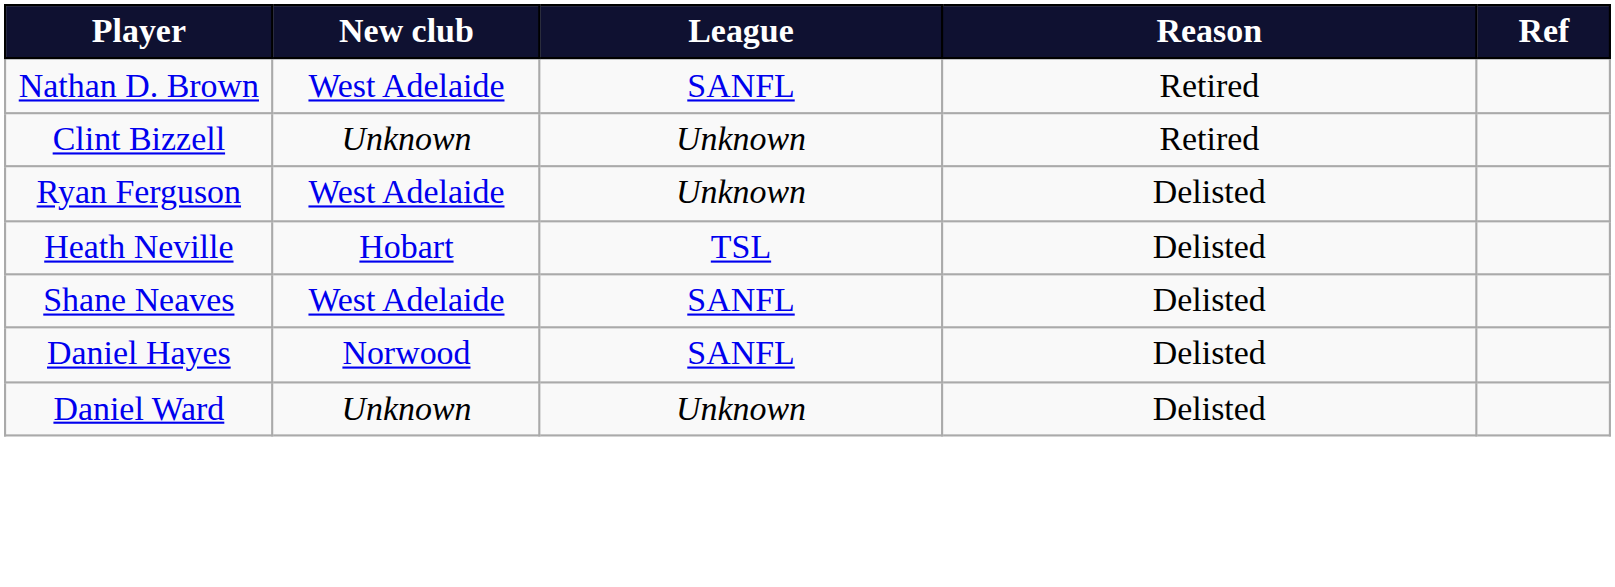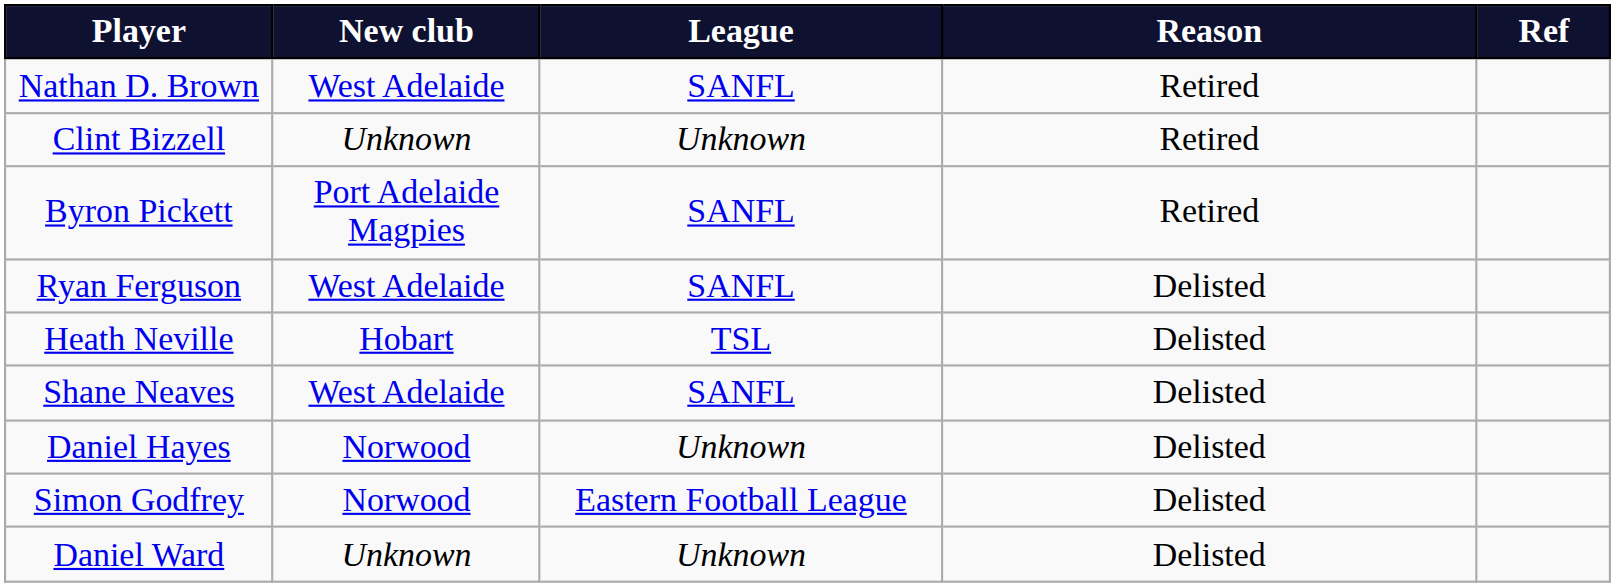+ row: (139, 211)
(741, 192) Unknown -> (741, 284) SANFL
(741, 354) SANFL -> (741, 446) Unknown
+ row: (139, 499)
